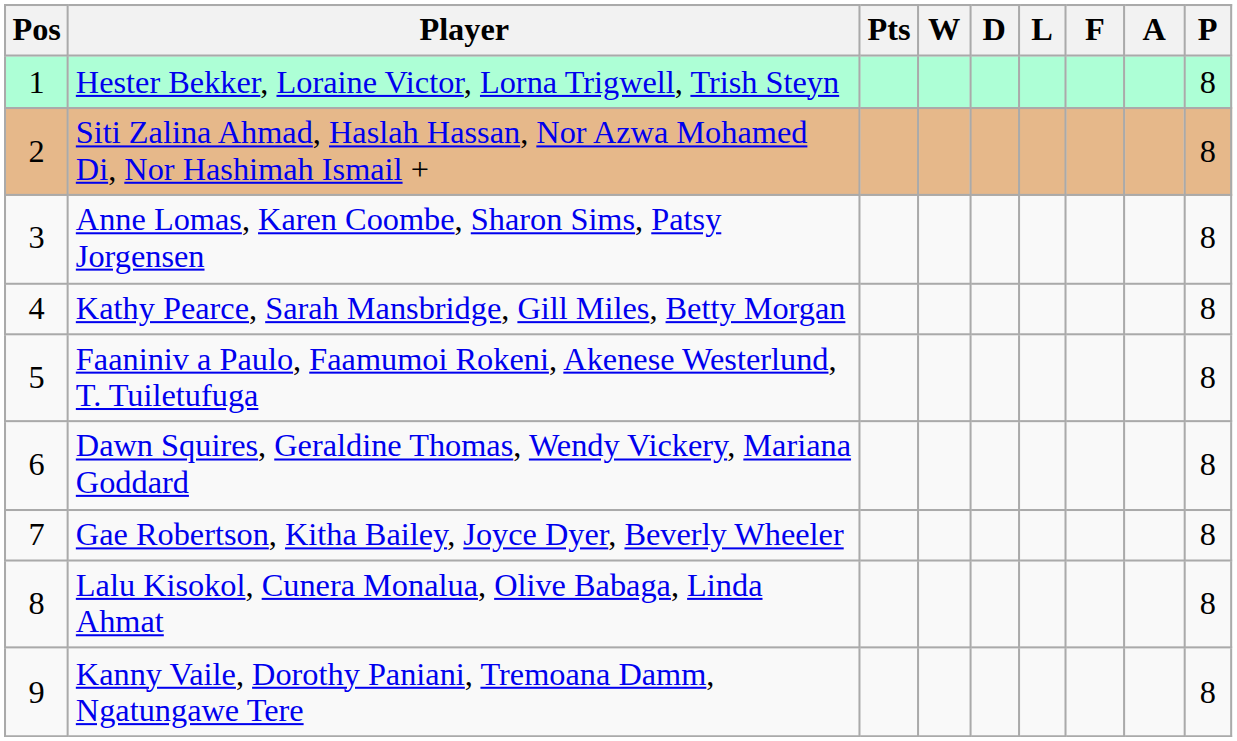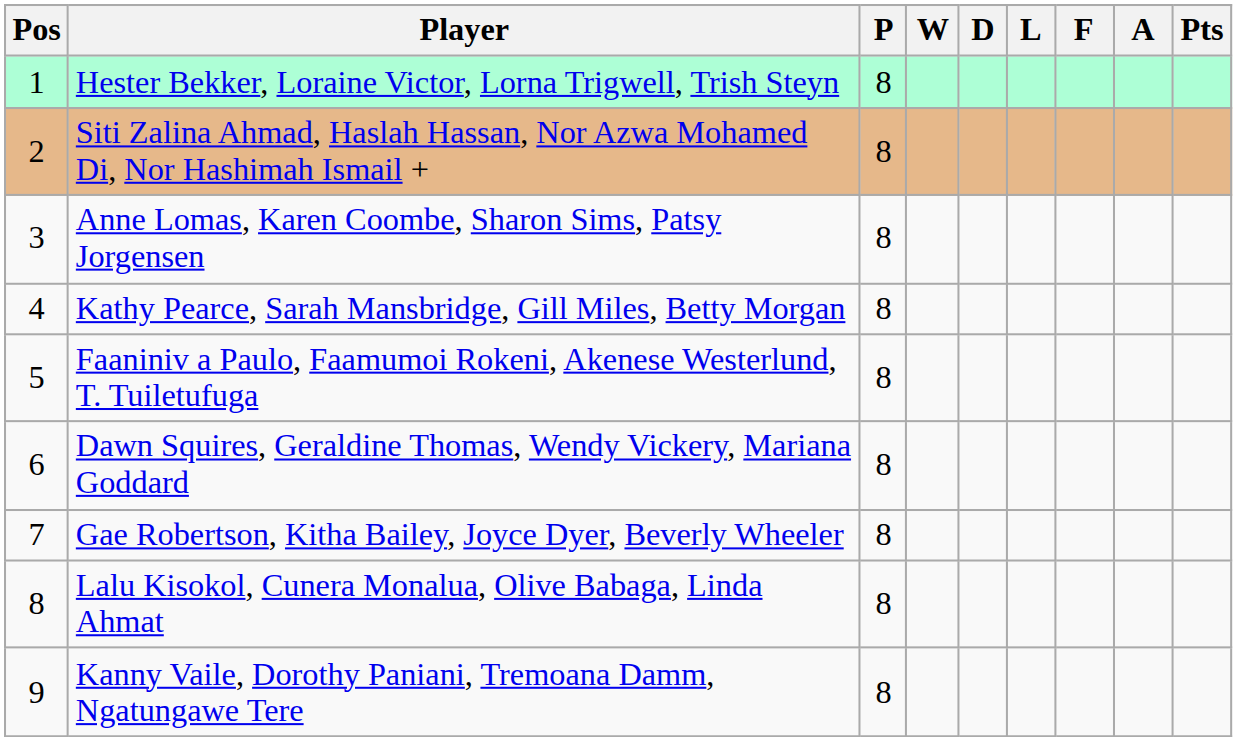columns swapped: (1208, 30) <-> (889, 30)
